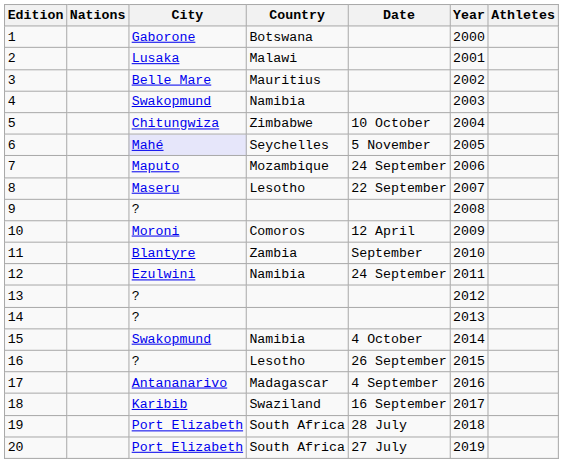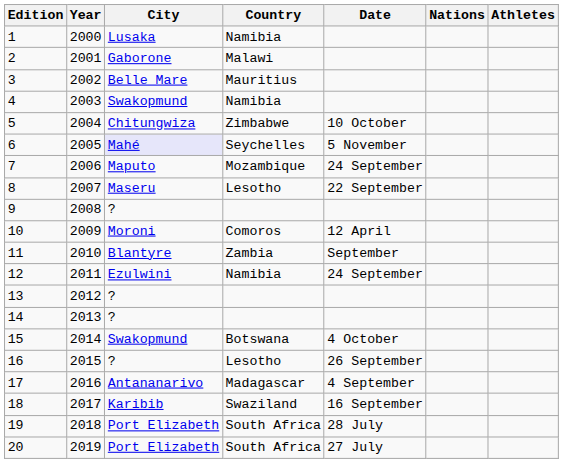columns swapped: (469, 15) <-> (98, 15)
(164, 37) Gaborone -> (132, 37) Lusaka
(281, 37) Botswana -> (253, 37) Namibia
(156, 59) Lusaka -> (140, 59) Gaborone
(277, 339) Namibia -> (257, 339) Botswana
